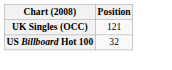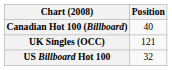+ row: (67, 27)
